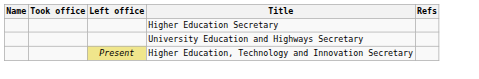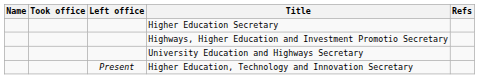+ row: (298, 39)
(117, 53) khaki background -> (117, 67) no background
